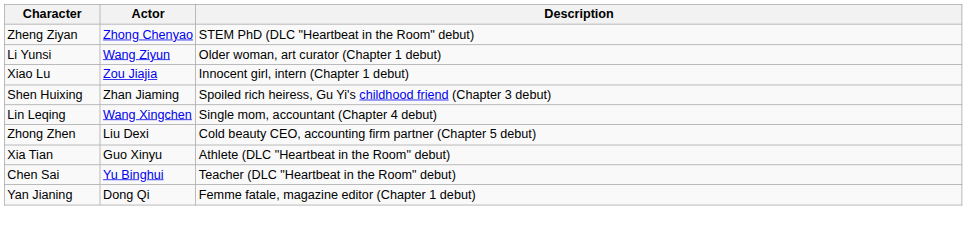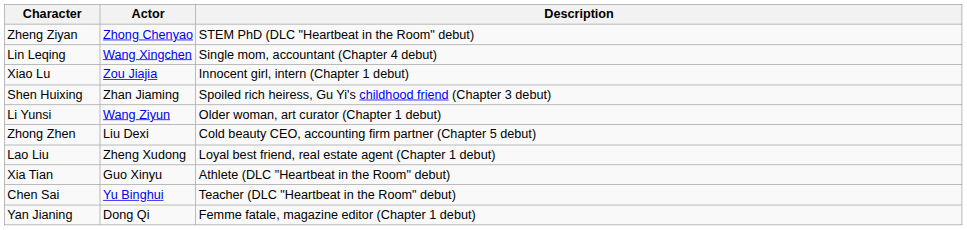rows swapped: (29, 54) <-> (36, 114)
+ row: (28, 154)
